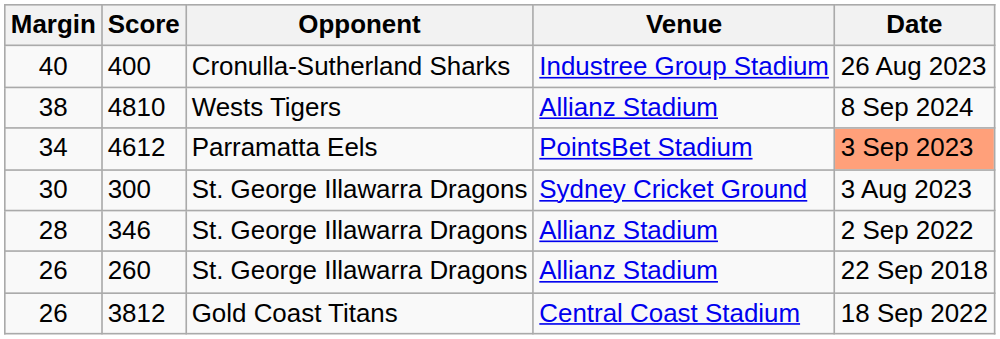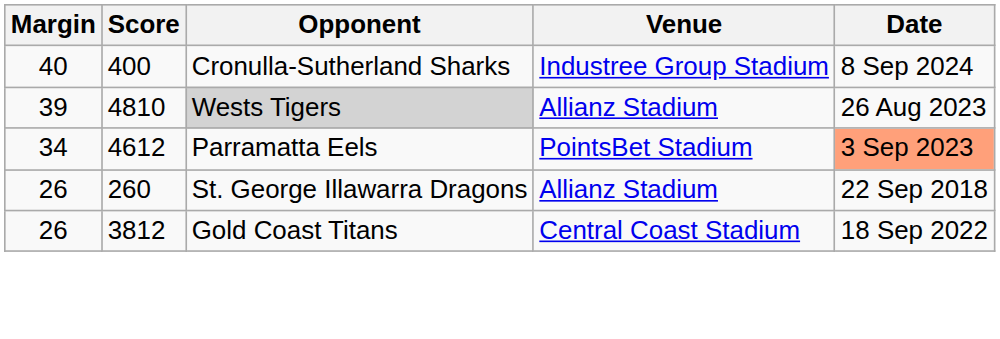(914, 66) 26 Aug 2023 -> (907, 66) 8 Sep 2024
(53, 107) 38 -> (53, 107) 39
(266, 107) no background -> (266, 107) lightgrey background
(907, 107) 8 Sep 2024 -> (914, 107) 26 Aug 2023
- row: (129, 189)
- row: (129, 230)
